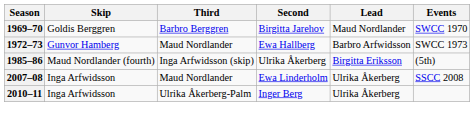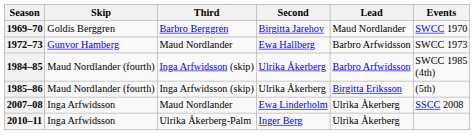+ row: (25, 67)
